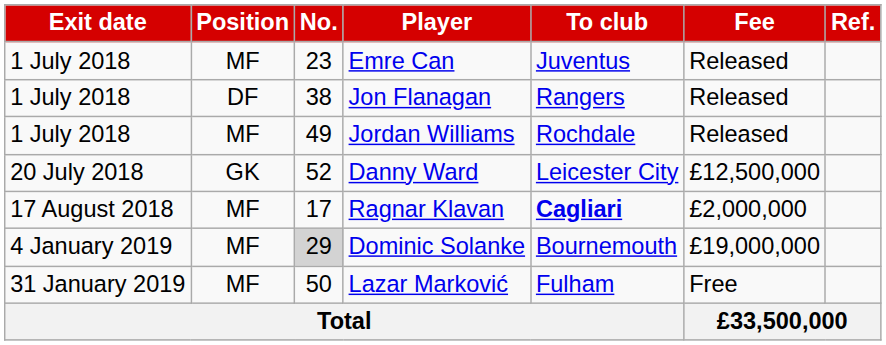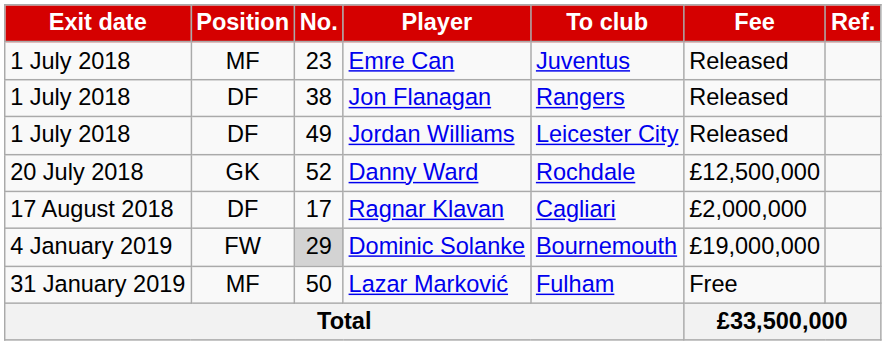(243, 135) MF -> (243, 135) DF
(586, 135) Rochdale -> (607, 135) Leicester City
(607, 172) Leicester City -> (586, 172) Rochdale
(243, 209) MF -> (243, 209) DF
(579, 209) bold -> (576, 209) normal
(243, 246) MF -> (243, 246) FW
